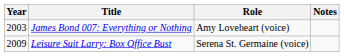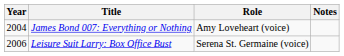(17, 28) 2003 -> (17, 28) 2004
(17, 43) 2009 -> (17, 43) 2006
